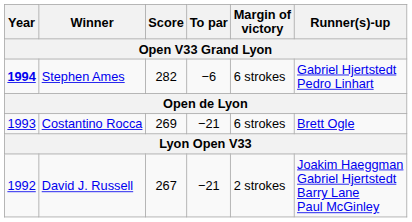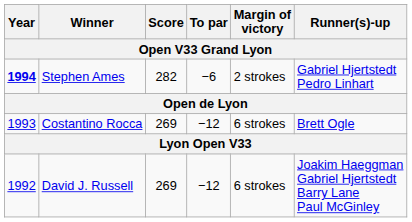(260, 77) 6 strokes -> (260, 77) 2 strokes
(209, 124) −21 -> (209, 124) −12
(166, 186) 267 -> (166, 186) 269
(209, 186) −21 -> (209, 186) −12
(260, 186) 2 strokes -> (260, 186) 6 strokes
